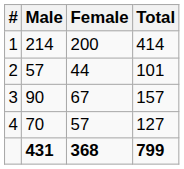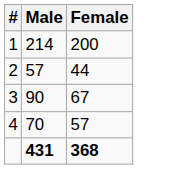- column: (156, 17)
